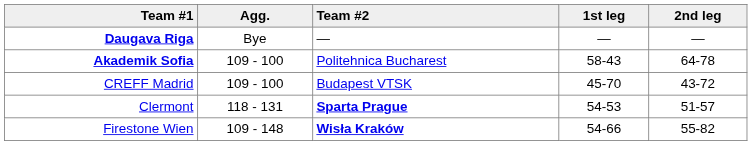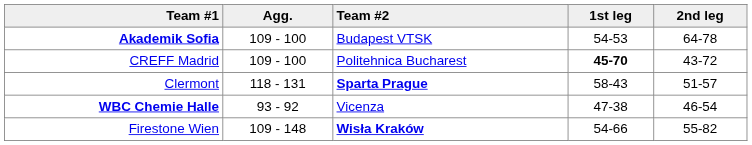- row: (149, 38)
(381, 61) Politehnica Bucharest -> (384, 38) Budapest VTSK
(604, 61) 58-43 -> (611, 38) 54-53
(364, 83) Budapest VTSK -> (402, 61) Politehnica Bucharest
(604, 83) normal -> (611, 61) bold
(604, 106) 54-53 -> (611, 83) 58-43
+ row: (159, 106)
